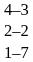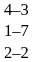rows swapped: (16, 52) <-> (16, 31)
